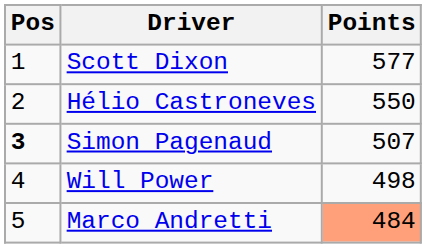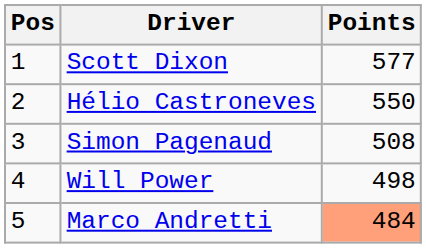(18, 144) bold -> (18, 144) normal
(394, 144) 507 -> (394, 144) 508
